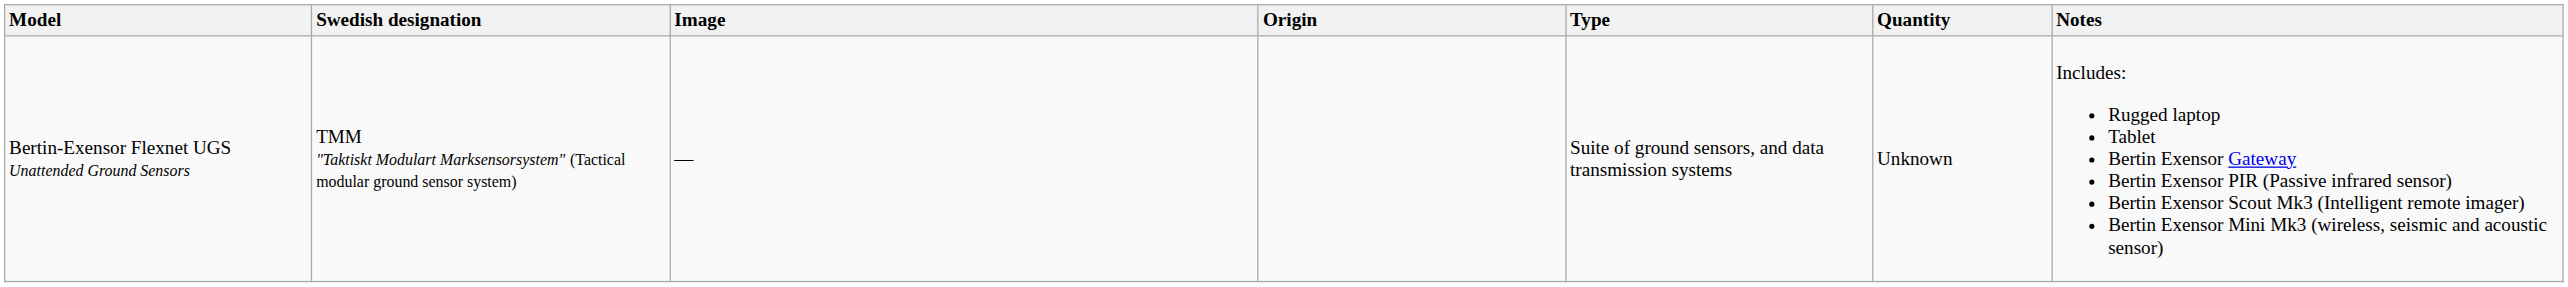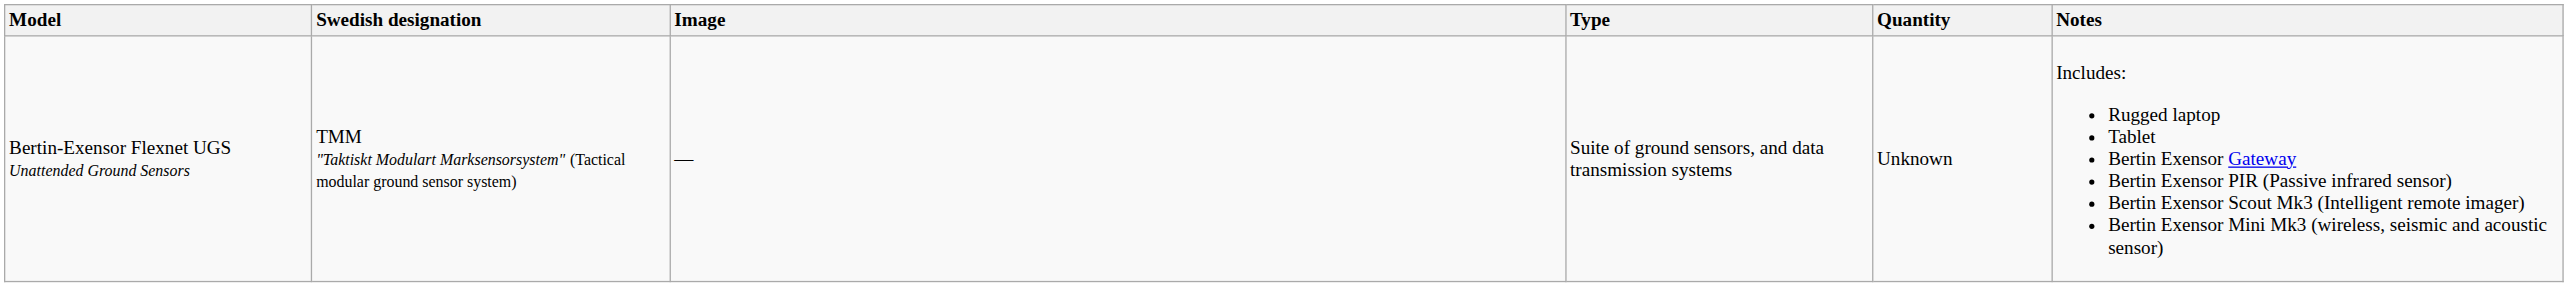- column: (1290, 19)
